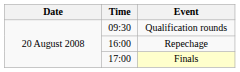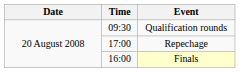(120, 43) 16:00 -> (120, 43) 17:00
(120, 59) 17:00 -> (120, 59) 16:00
